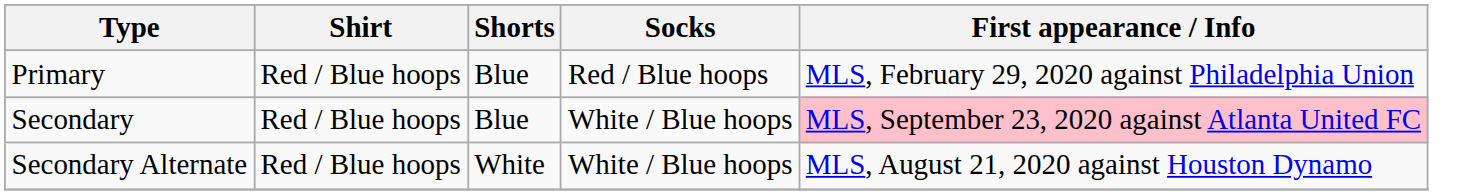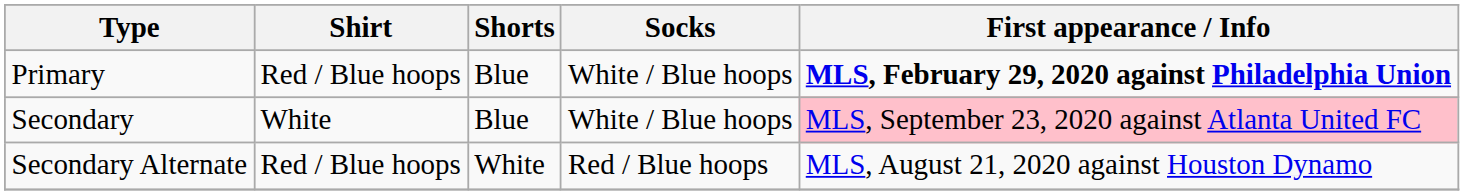(668, 73) Red / Blue hoops -> (680, 73) White / Blue hoops
(1110, 73) normal -> (1128, 73) bold
(361, 119) Red / Blue hoops -> (296, 119) White
(680, 165) White / Blue hoops -> (668, 165) Red / Blue hoops
